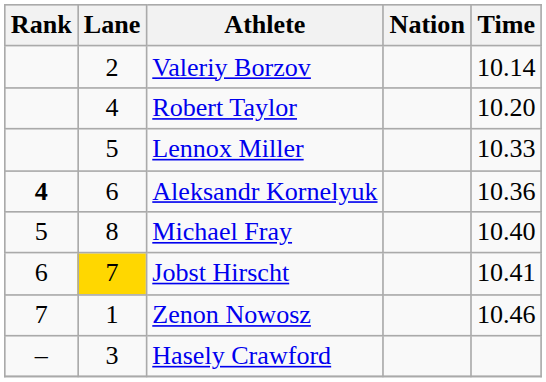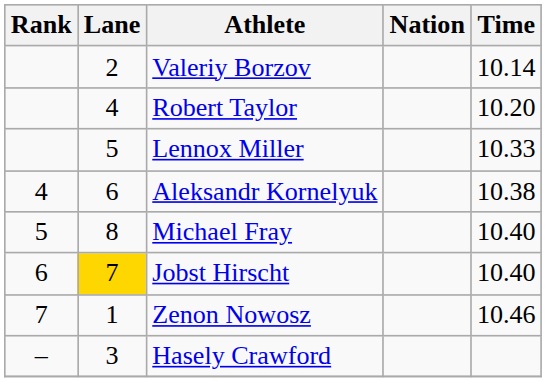(41, 190) bold -> (41, 190) normal
(506, 190) 10.36 -> (506, 190) 10.38
(506, 273) 10.41 -> (506, 273) 10.40
